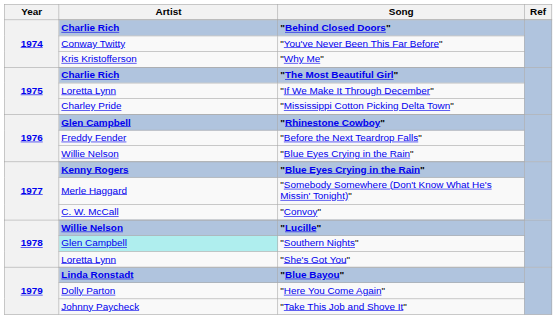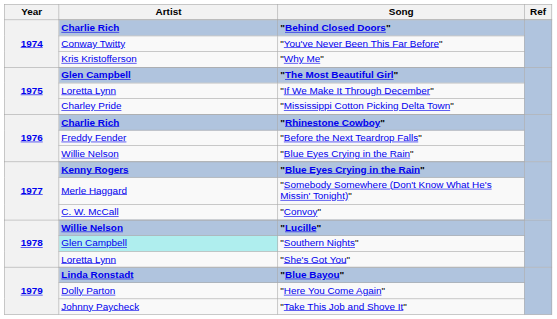(90, 75) Charlie Rich -> (96, 75) Glen Campbell
(96, 122) Glen Campbell -> (90, 122) Charlie Rich
